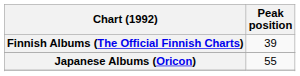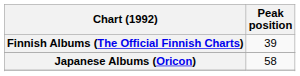(271, 61) 55 -> (271, 61) 58
